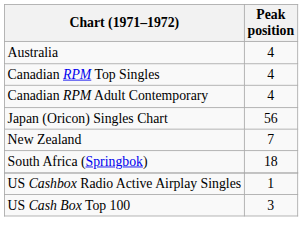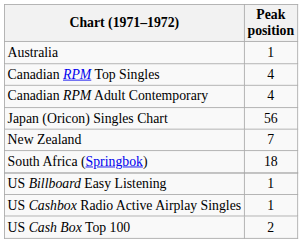(271, 52) 4 -> (271, 52) 1
+ row: (87, 183)
(271, 205) 3 -> (271, 227) 2
